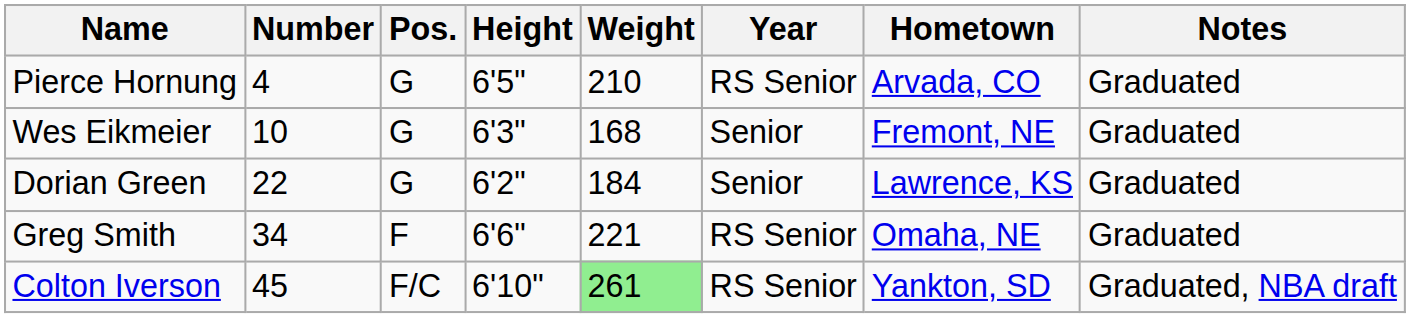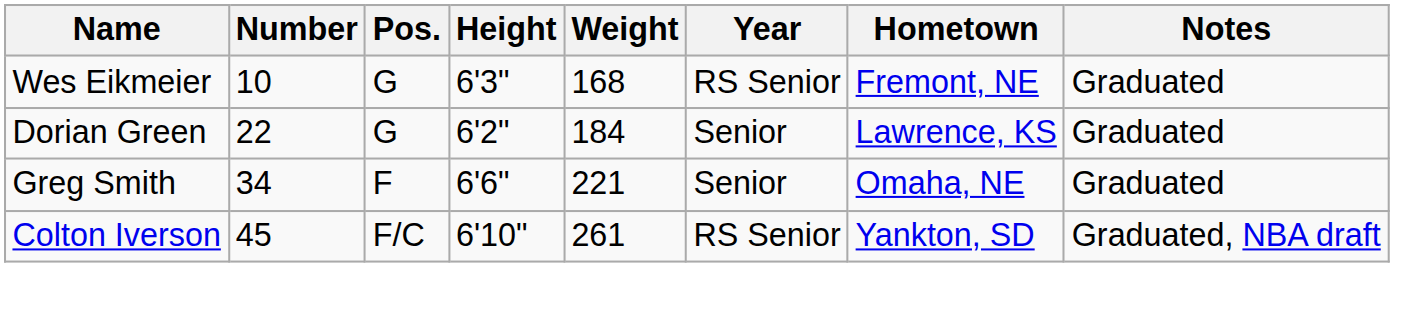- row: (125, 81)
(756, 132) Senior -> (767, 81) RS Senior
(783, 235) RS Senior -> (740, 183) Senior
(615, 286) lightgreen background -> (598, 235) no background
